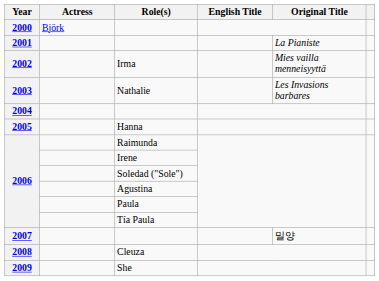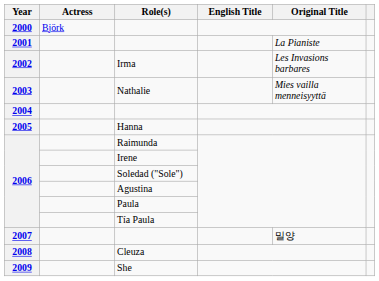(300, 64) Mies vailla menneisyyttä -> (302, 64) Les Invasions barbares
(302, 90) Les Invasions barbares -> (300, 90) Mies vailla menneisyyttä
